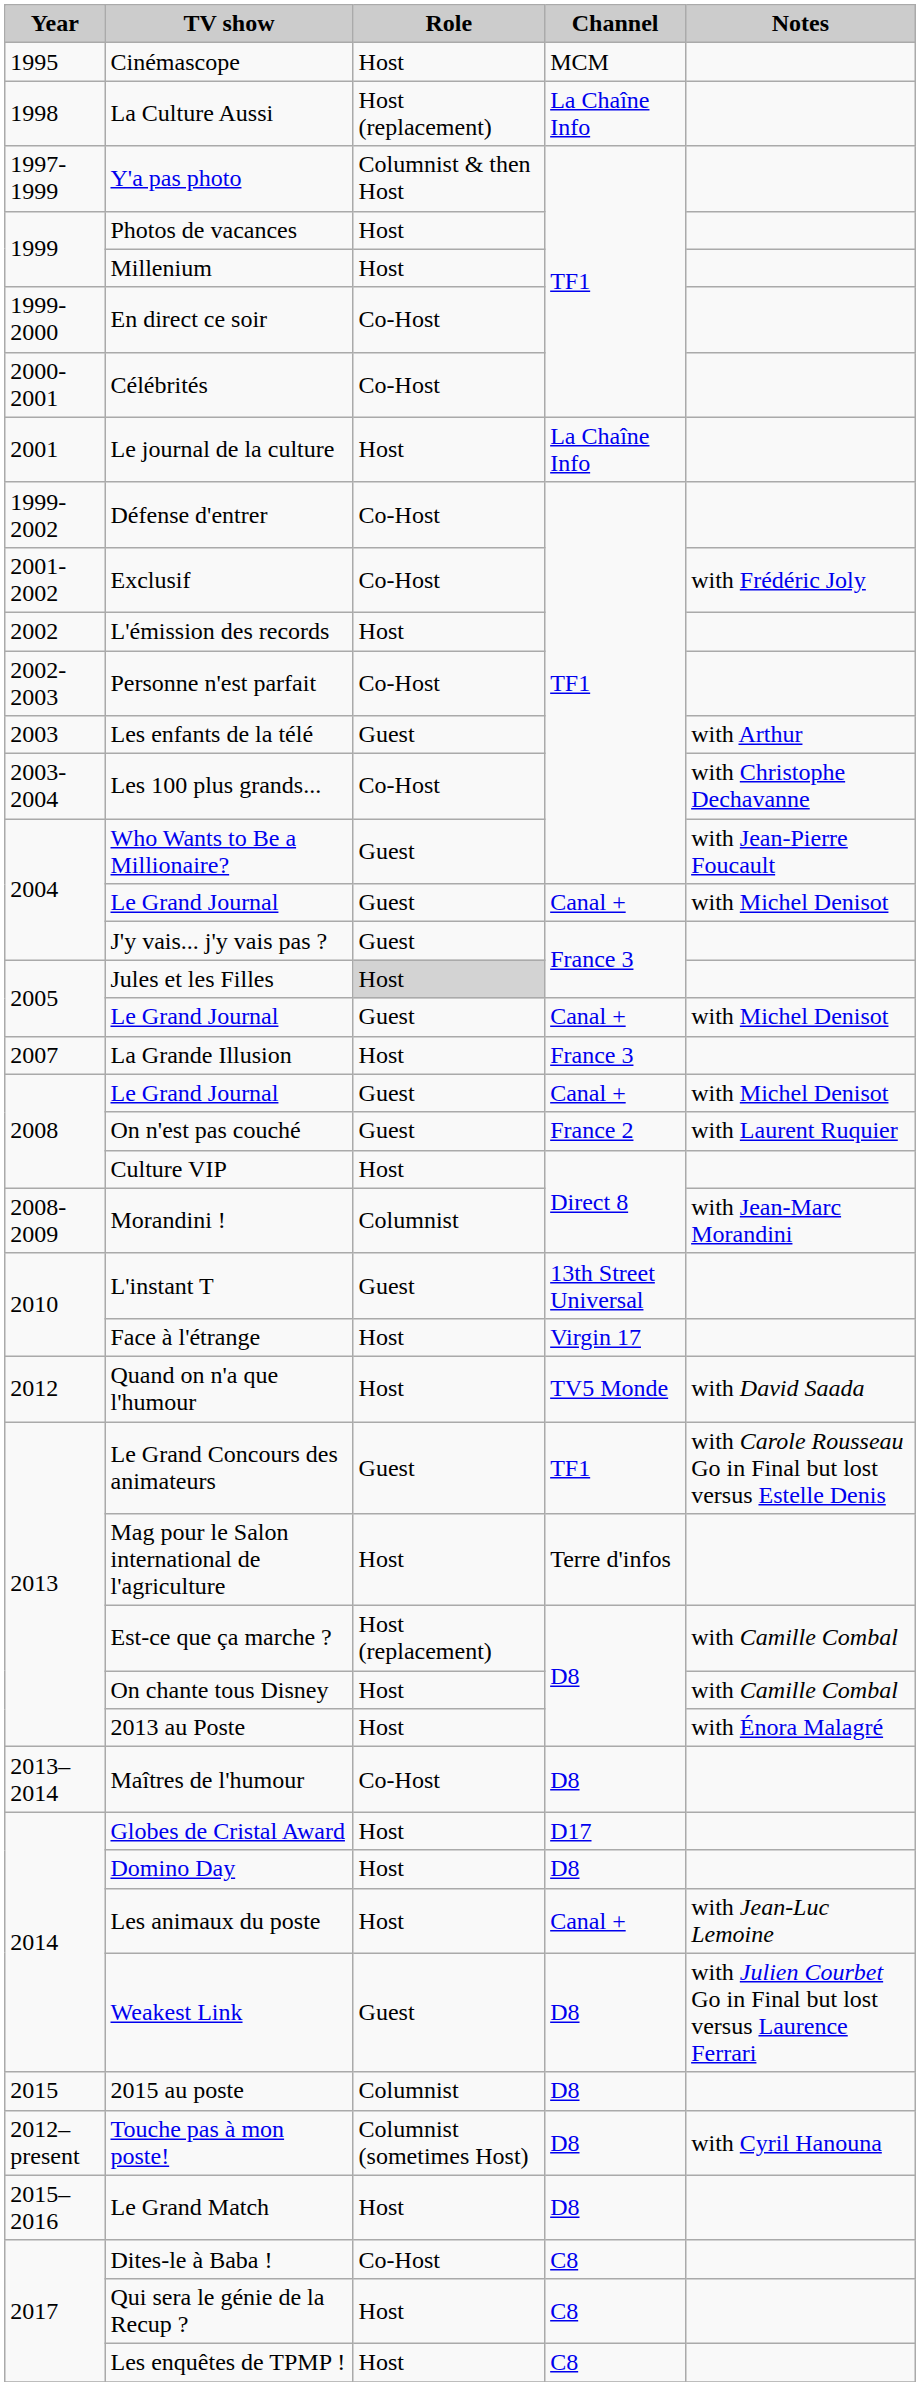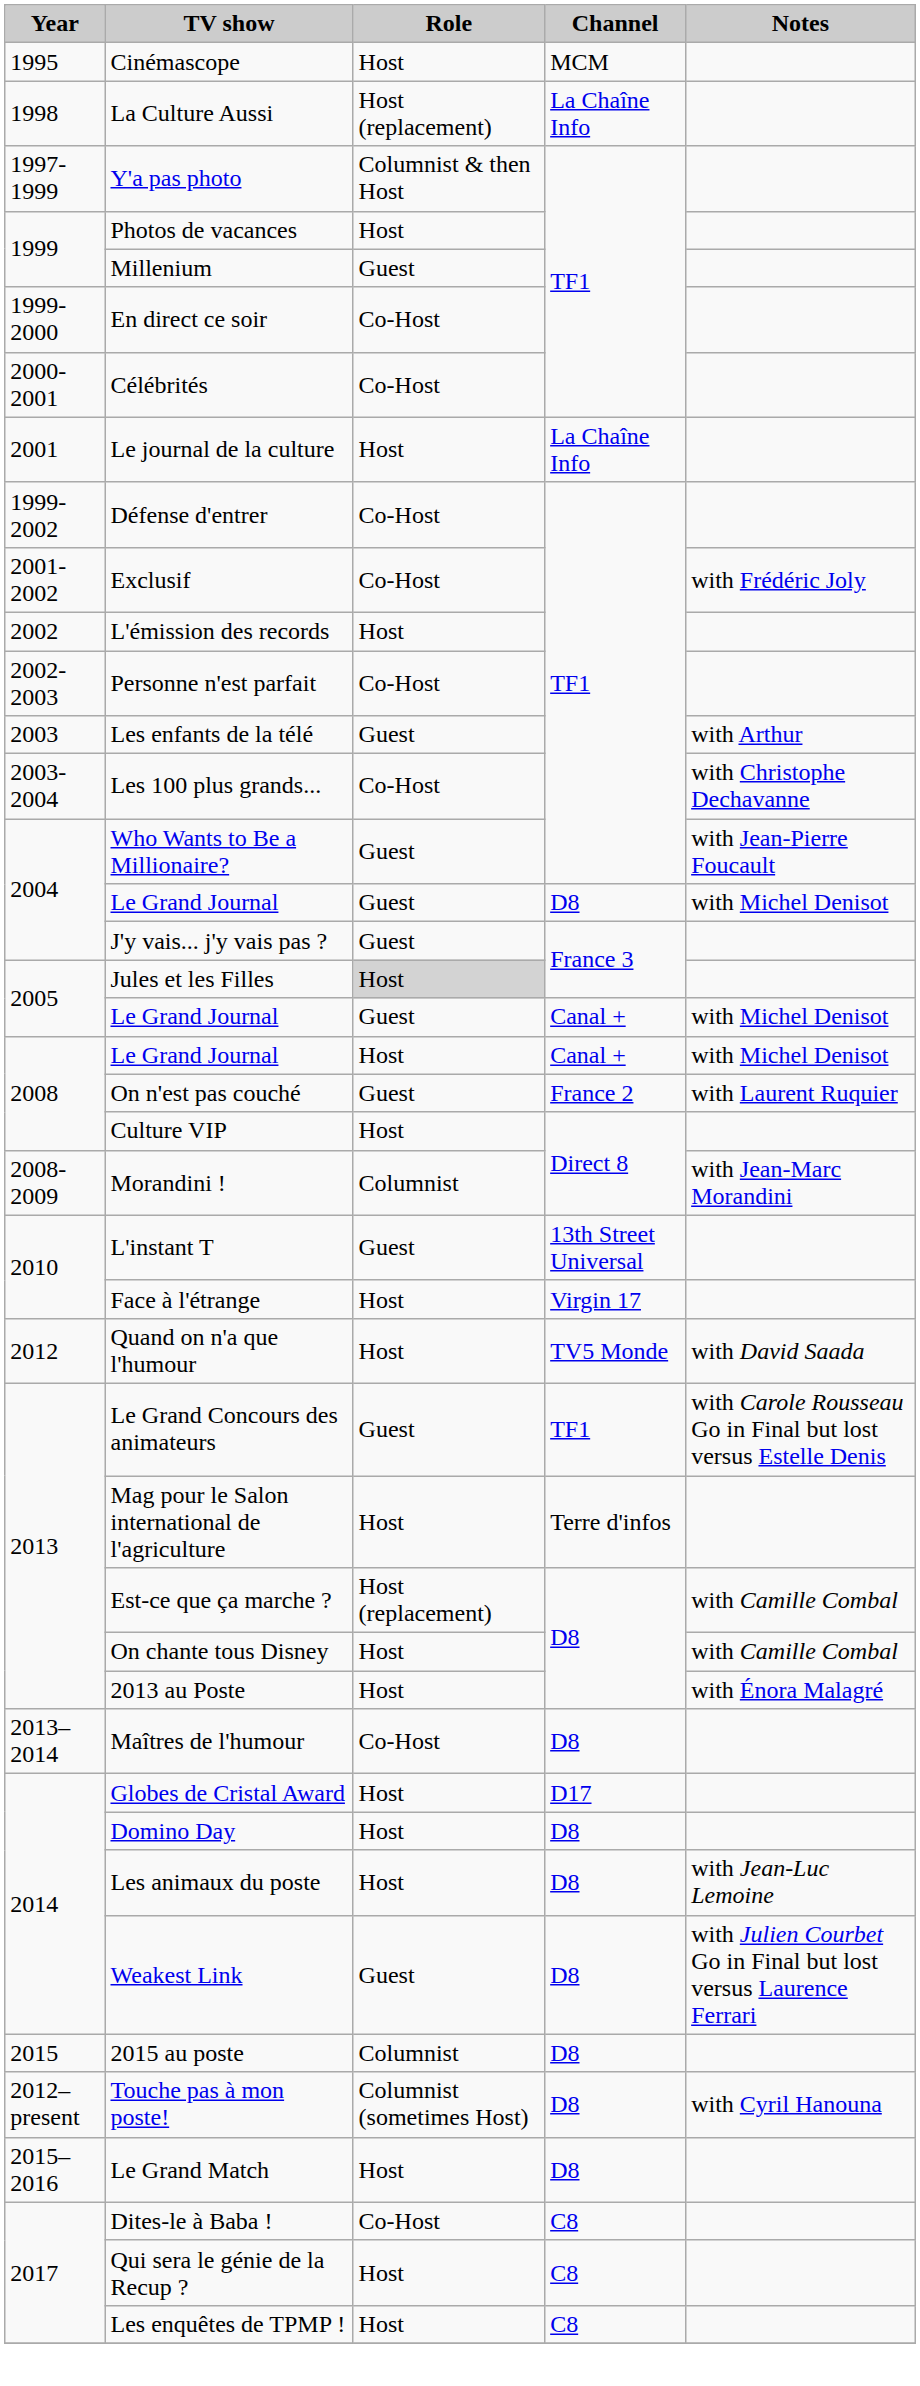(381, 267) Host -> (387, 267) Guest
(588, 902) Canal + -> (565, 902) D8
- row: (34, 1054)
(387, 1092) Guest -> (381, 1054) Host
(588, 1920) Canal + -> (565, 1882) D8
